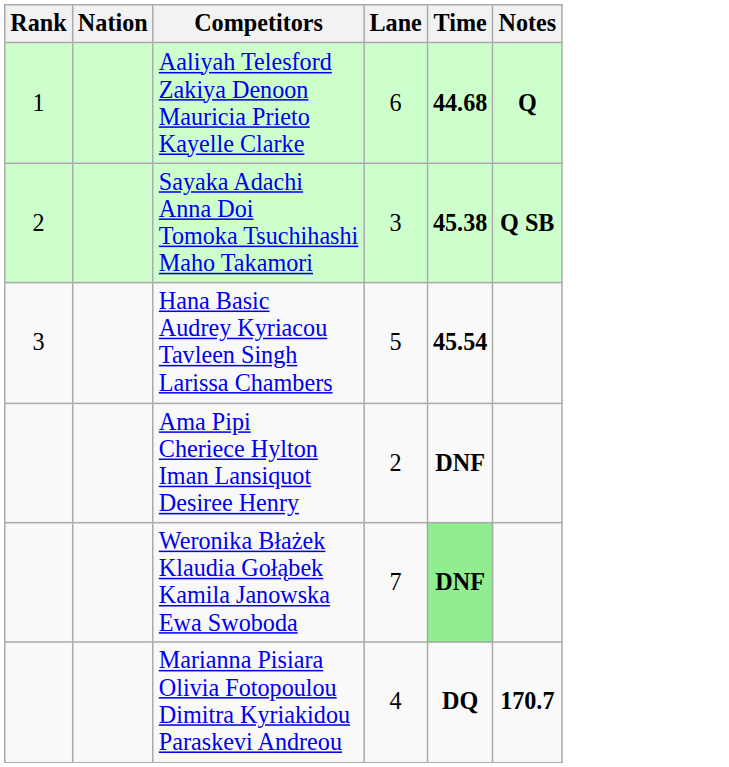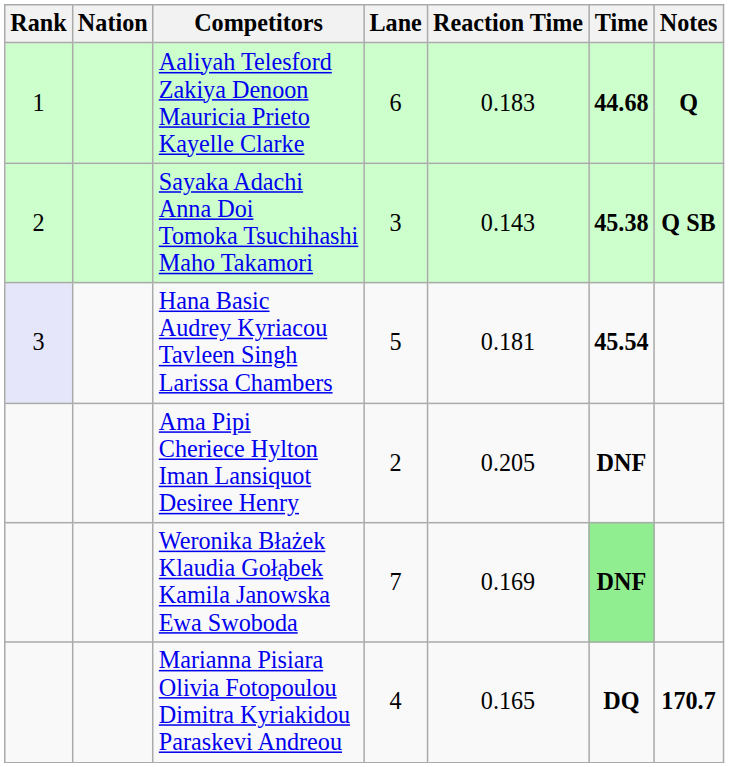+ column: (508, 23)
(39, 342) no background -> (39, 342) lavender background
